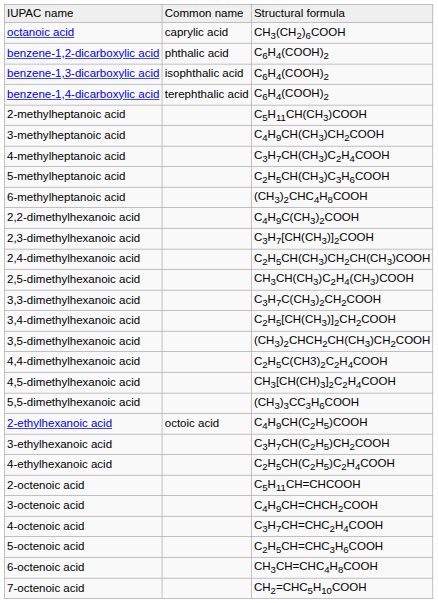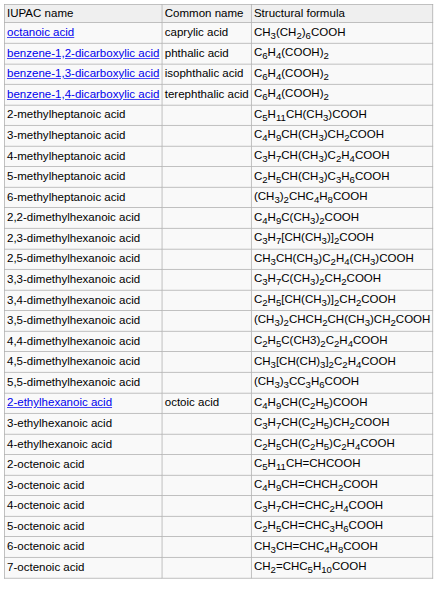- row: (74, 259)
